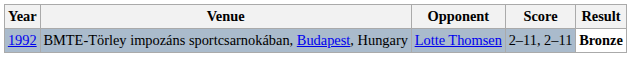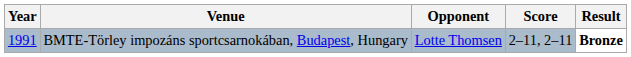(22, 40) 1992 -> (22, 40) 1991
